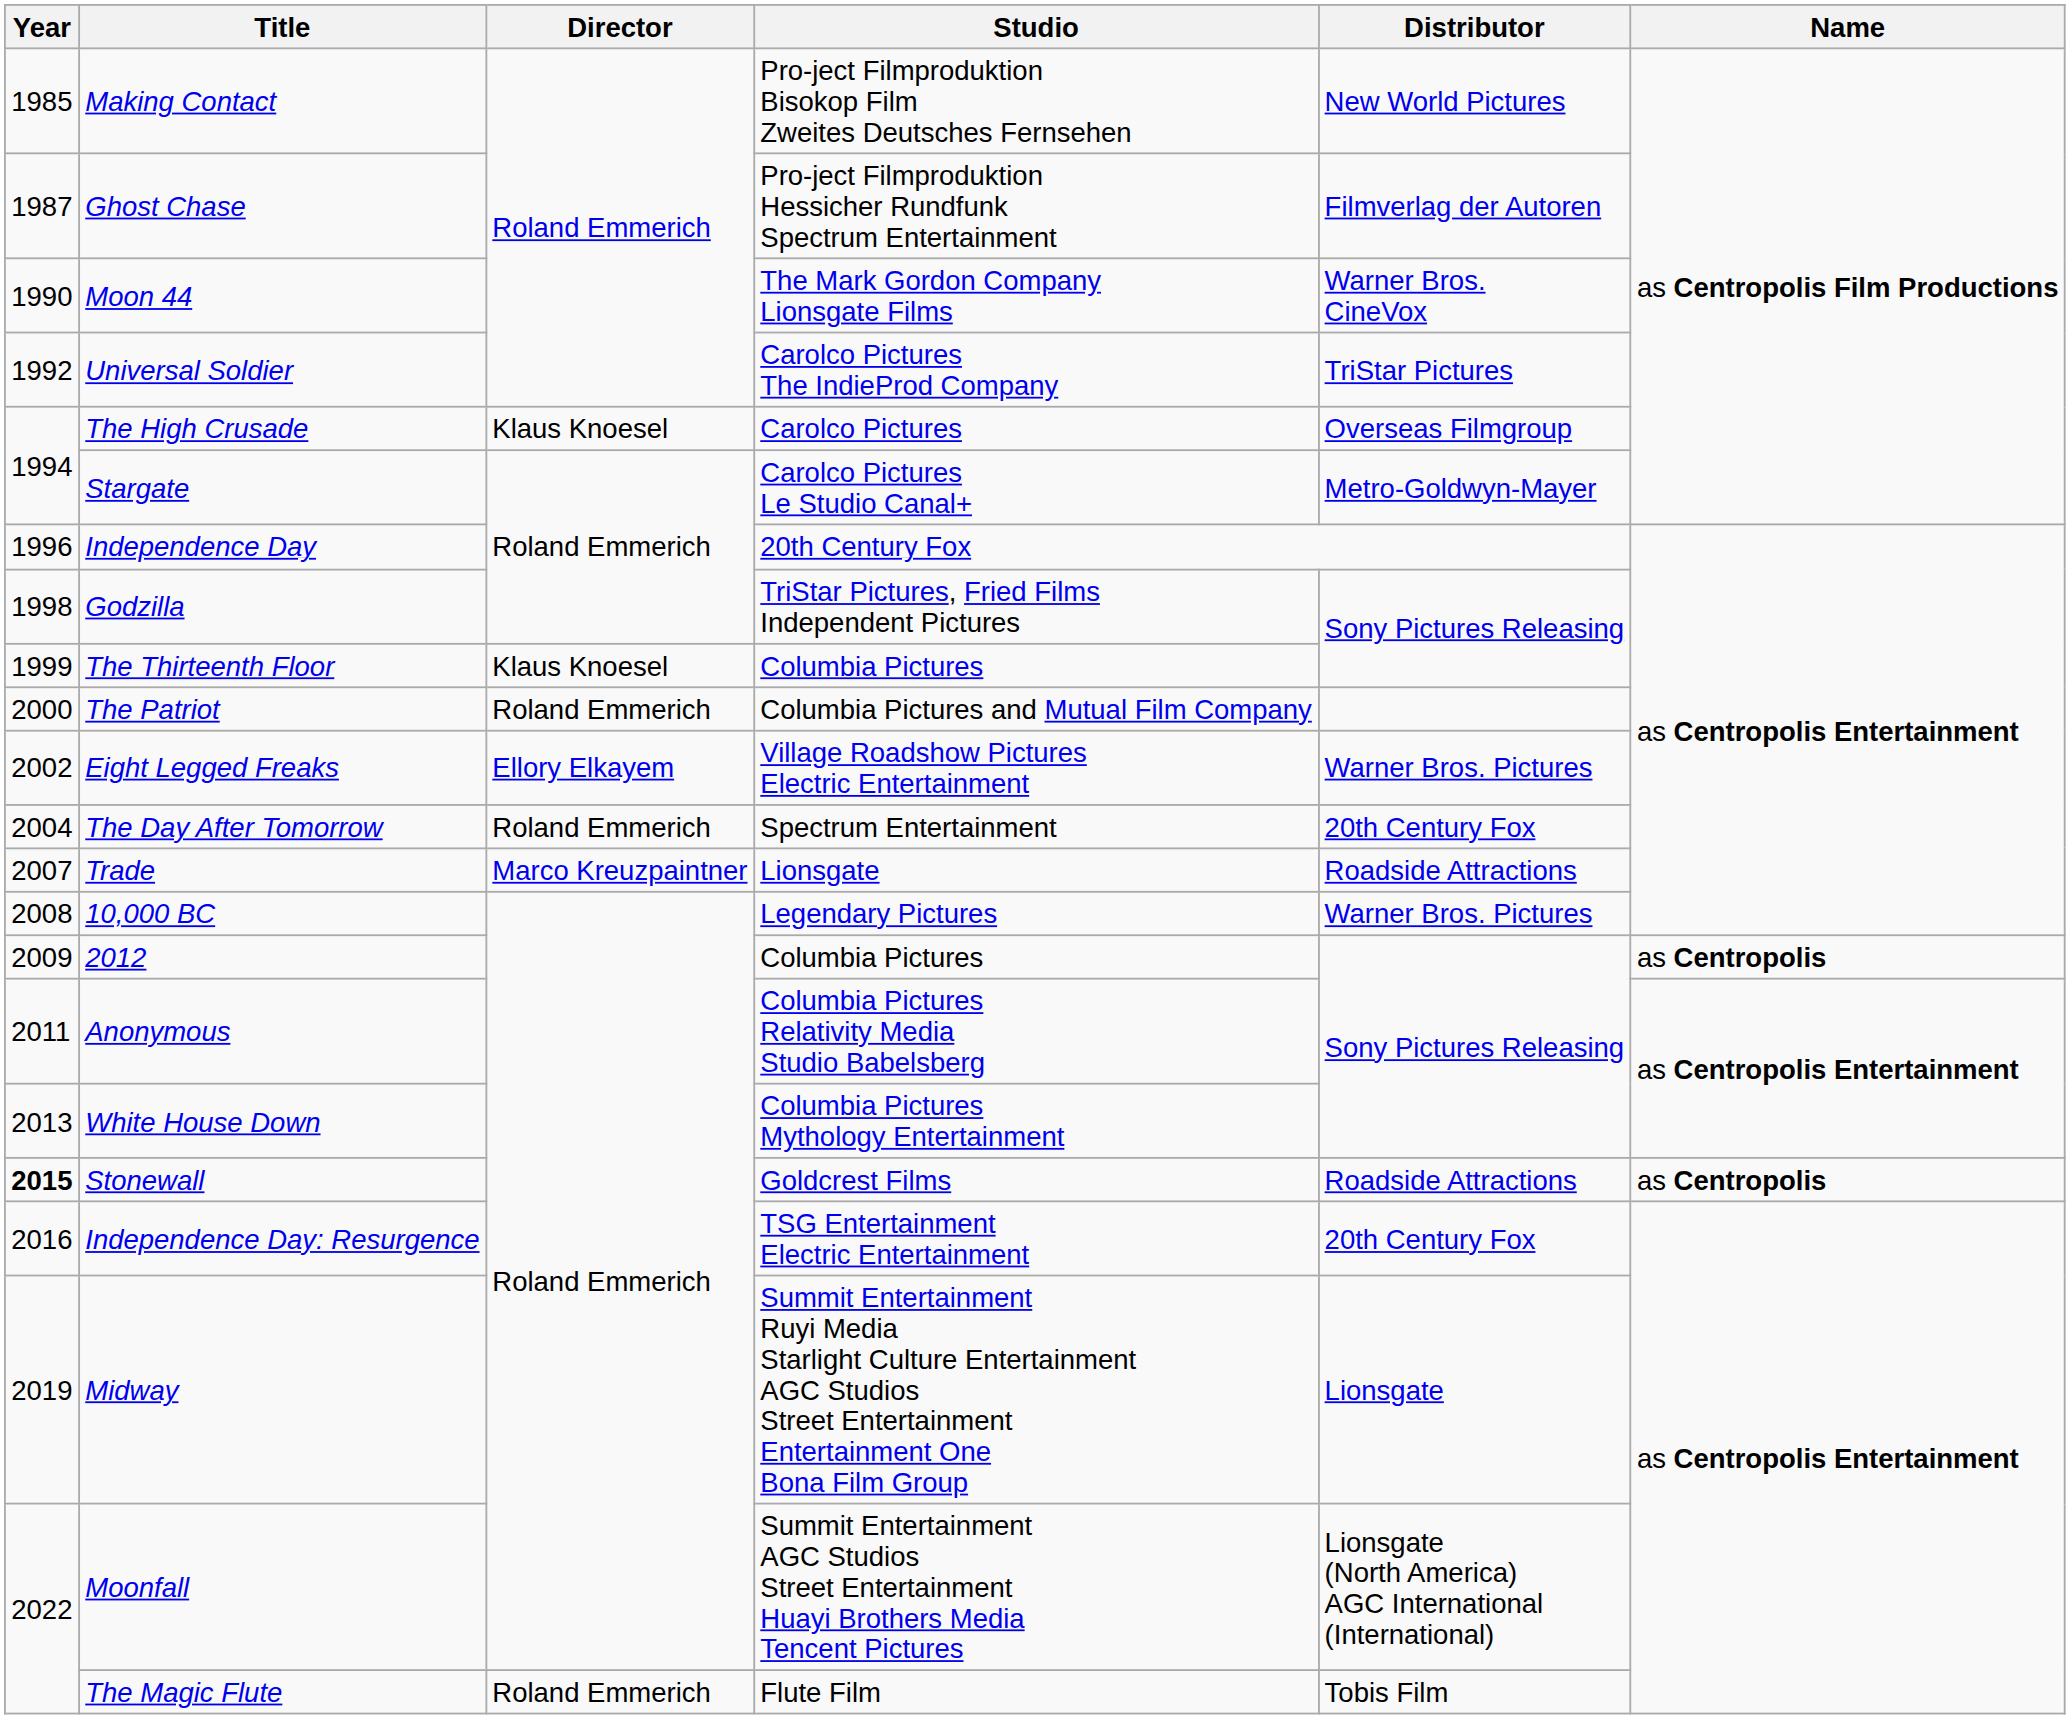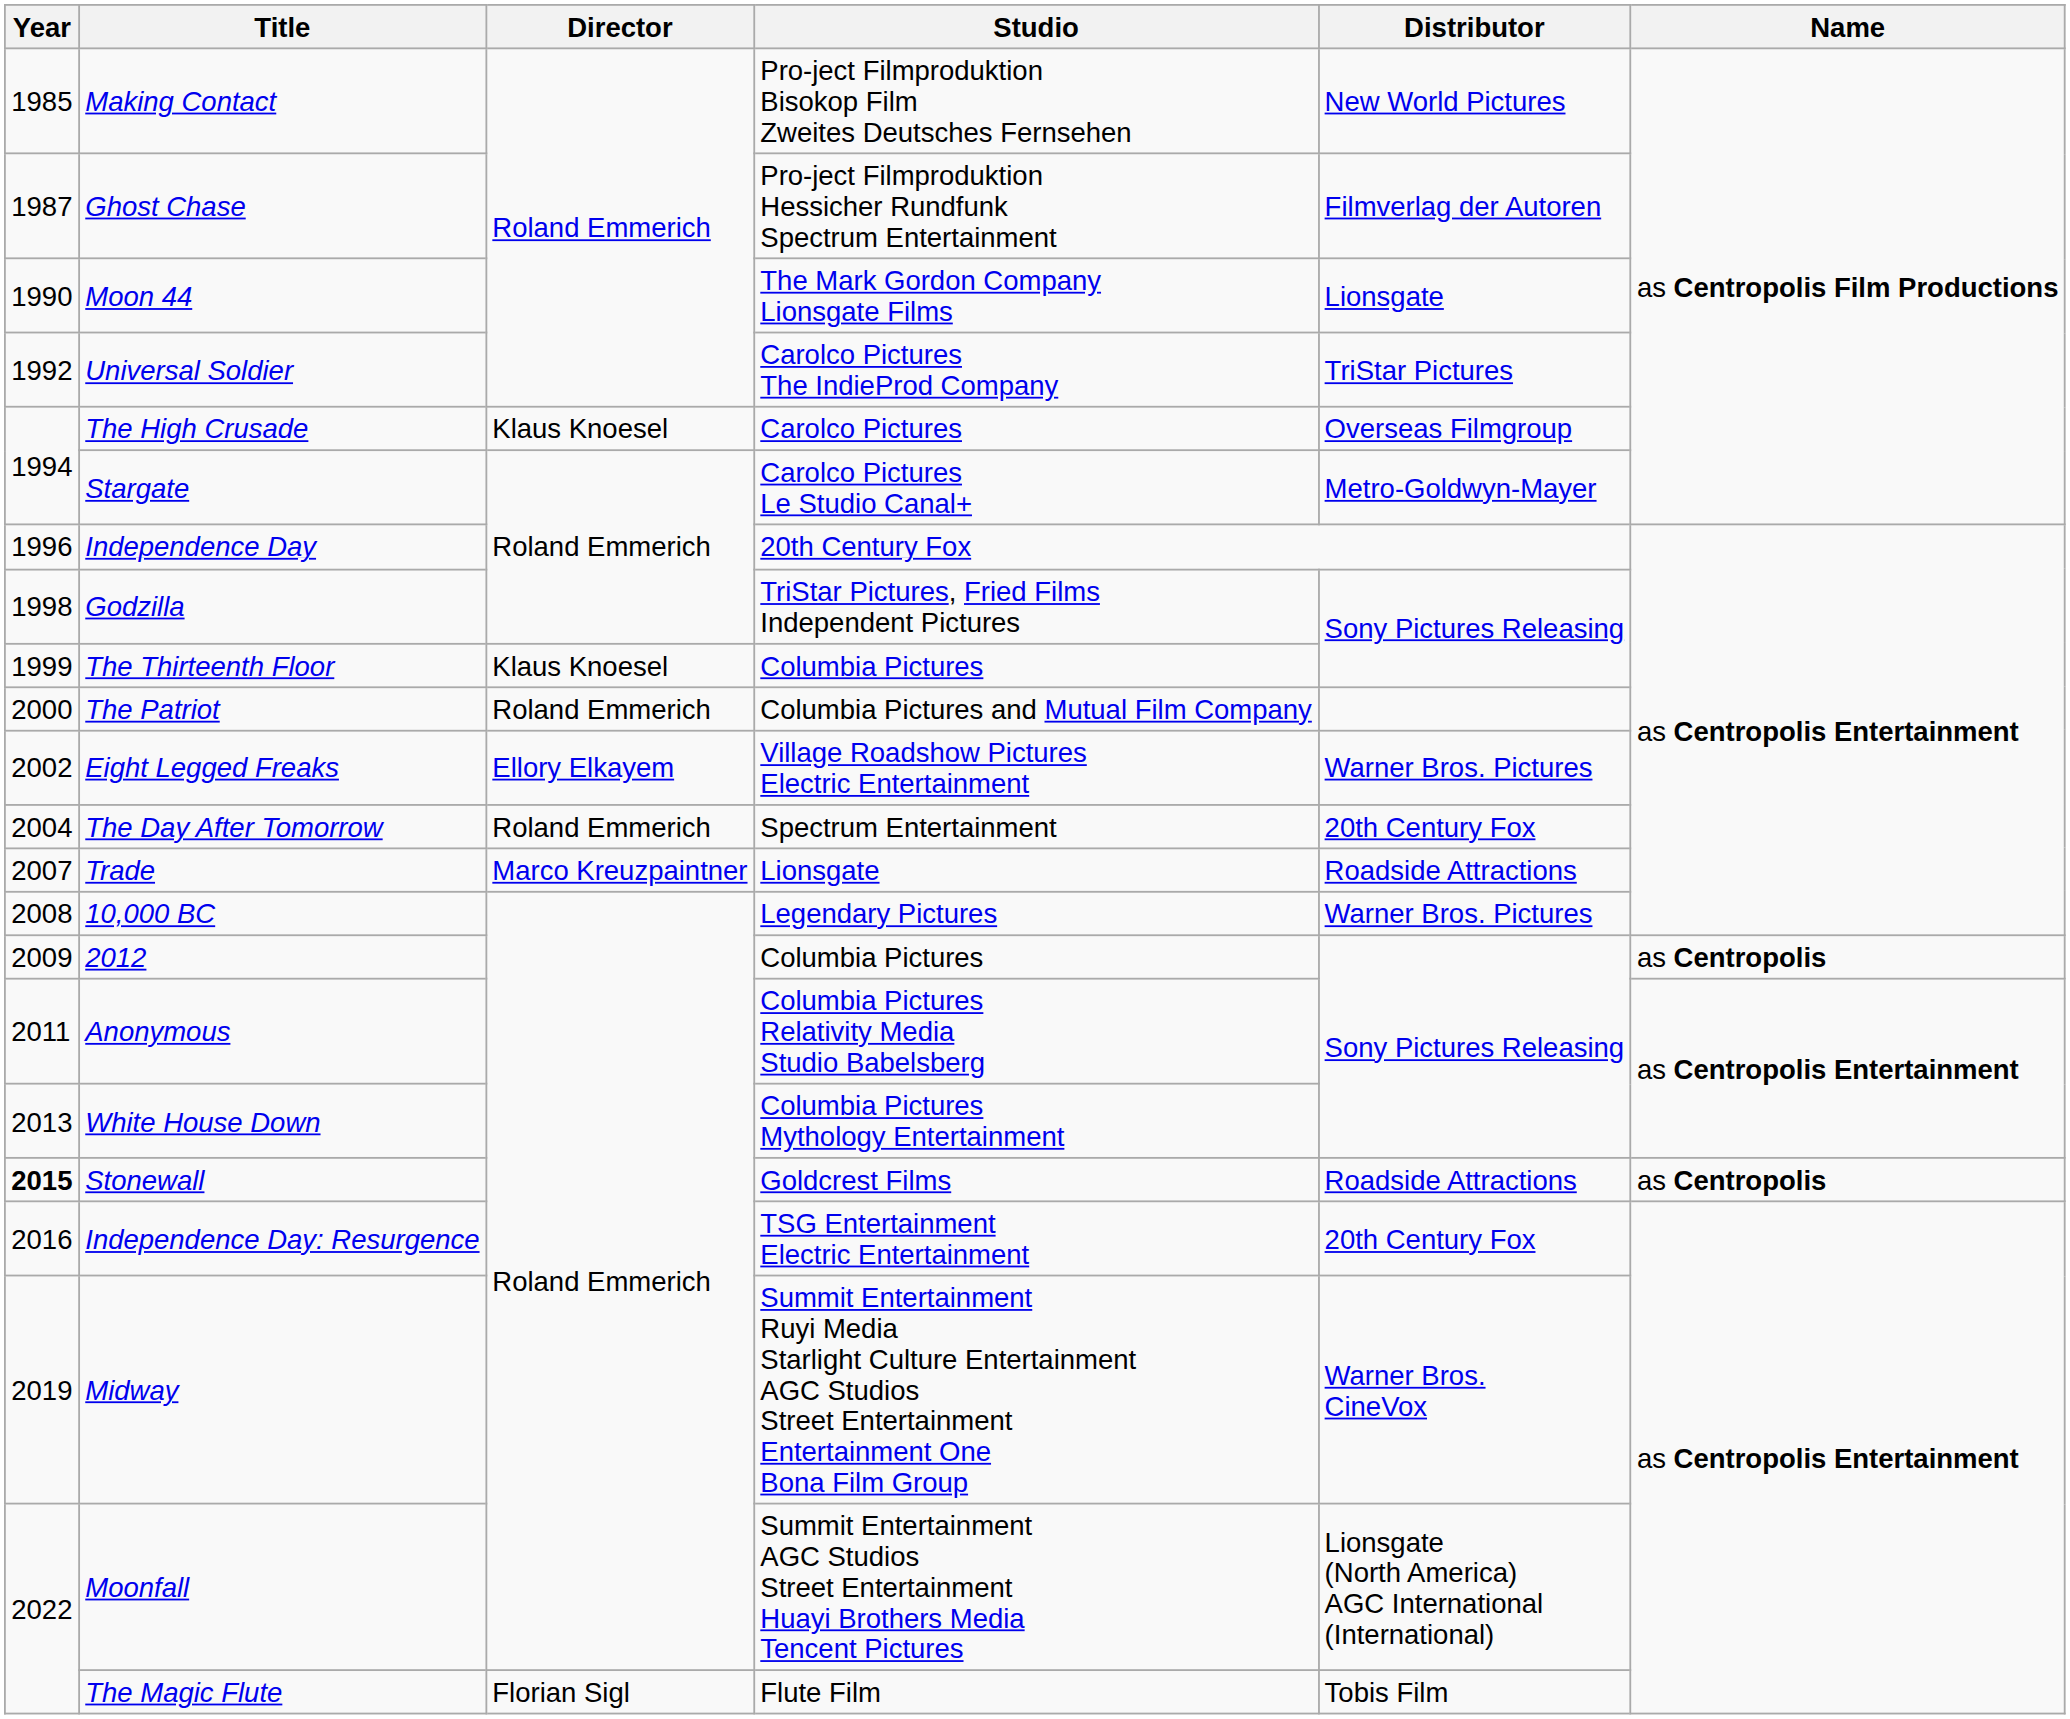(1405, 296) Warner Bros. CineVox -> (1384, 296) Lionsgate
(1384, 1390) Lionsgate -> (1405, 1390) Warner Bros. CineVox
(602, 1693) Roland Emmerich -> (561, 1693) Florian Sigl
